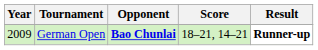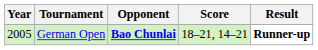(19, 34) 2009 -> (19, 34) 2005
